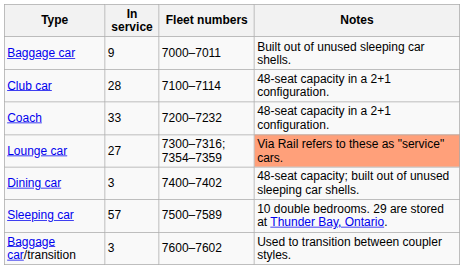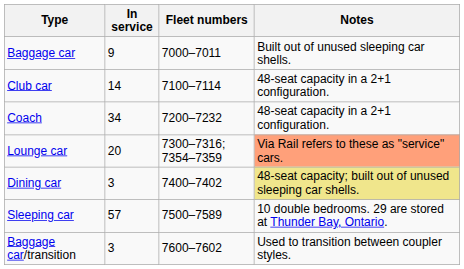(114, 85) 28 -> (114, 85) 14
(114, 118) 33 -> (114, 118) 34
(114, 150) 27 -> (114, 150) 20
(353, 183) no background -> (353, 183) khaki background
